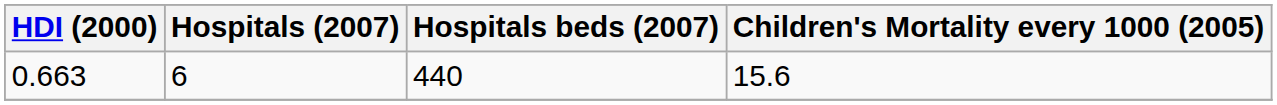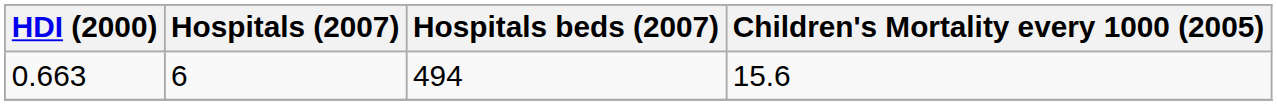(438, 75) 440 -> (438, 75) 494
